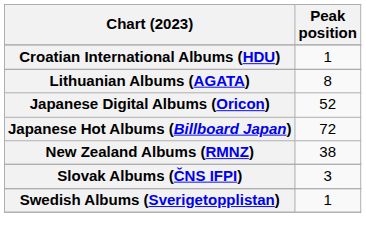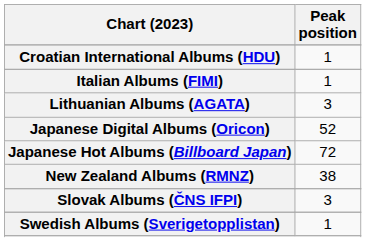+ row: (150, 81)
(328, 81) 8 -> (328, 104) 3
